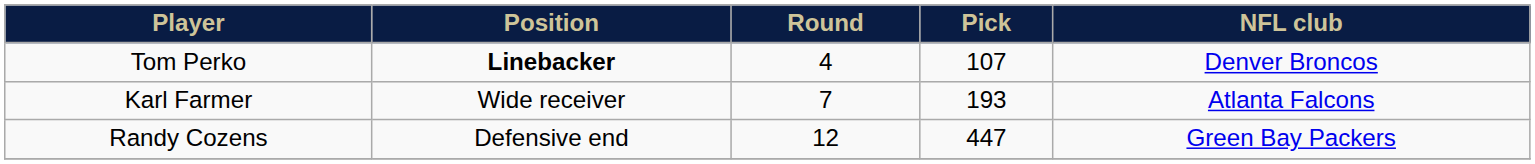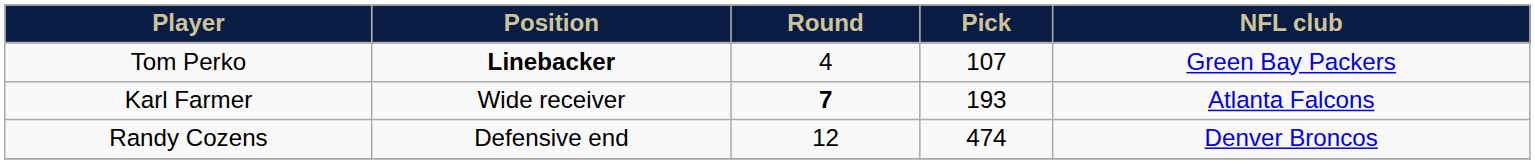(1291, 61) Denver Broncos -> (1291, 61) Green Bay Packers
(826, 100) normal -> (826, 100) bold
(986, 138) 447 -> (986, 138) 474
(1291, 138) Green Bay Packers -> (1291, 138) Denver Broncos
